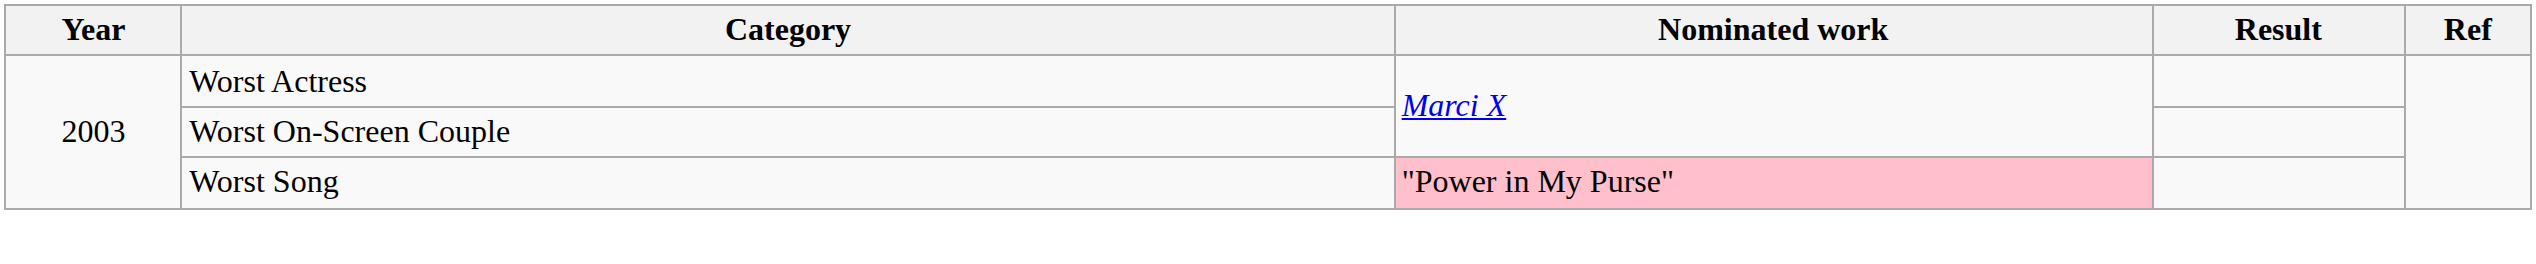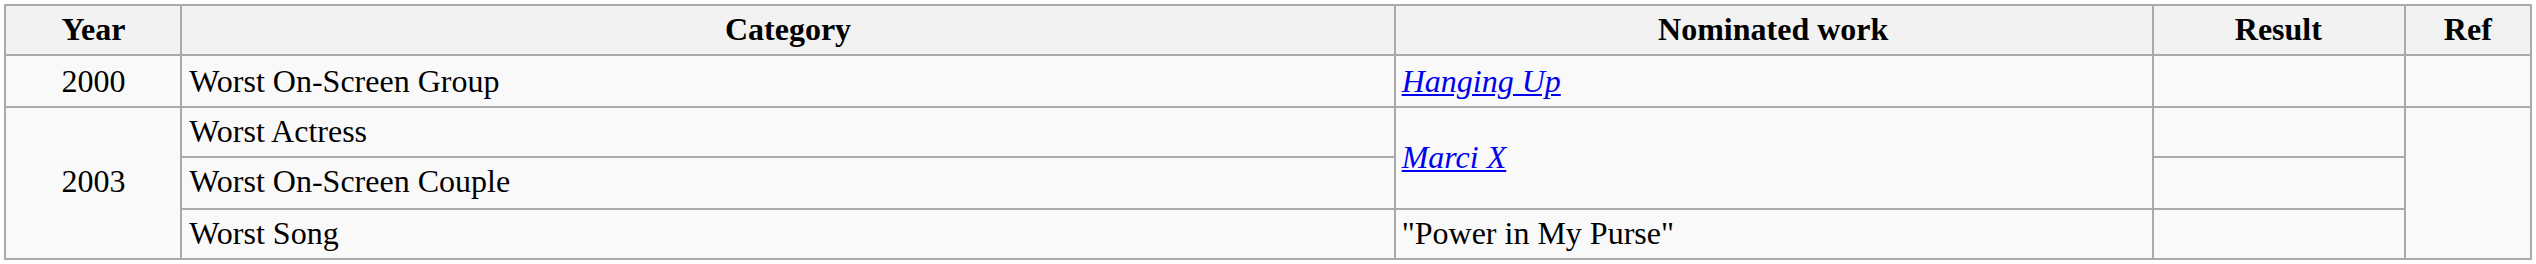+ row: (344, 80)
(1538, 182) pink background -> (1538, 232) no background
